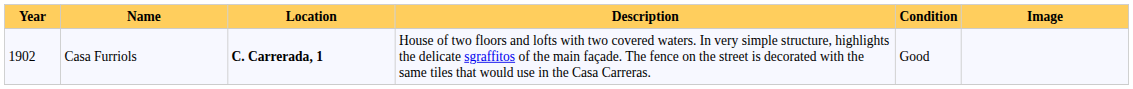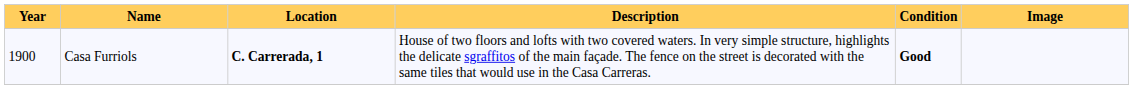(22, 56) 1902 -> (22, 56) 1900
(915, 56) normal -> (915, 56) bold
